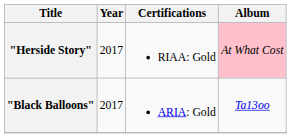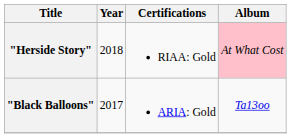(111, 50) 2017 -> (111, 50) 2018
